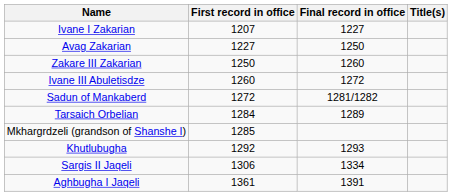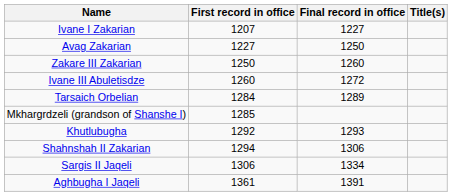- row: (96, 98)
+ row: (96, 149)
